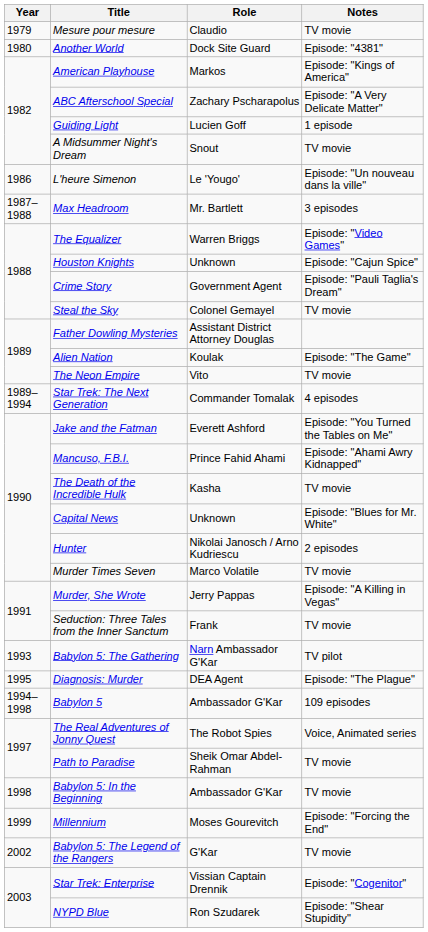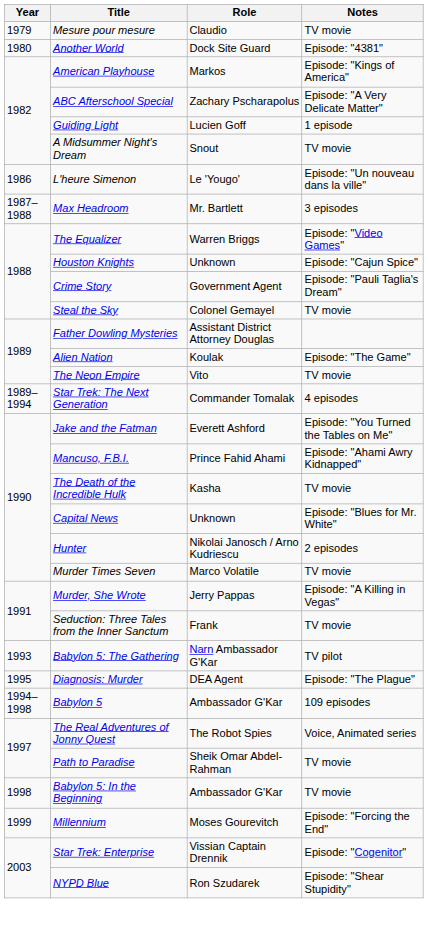- row: (116, 852)
